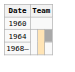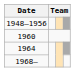+ row: (26, 23)
